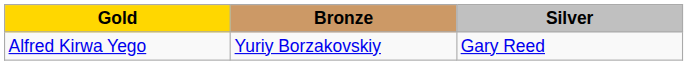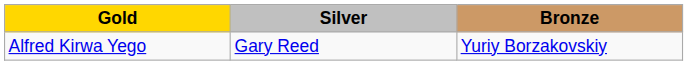columns swapped: (570, 18) <-> (344, 18)
